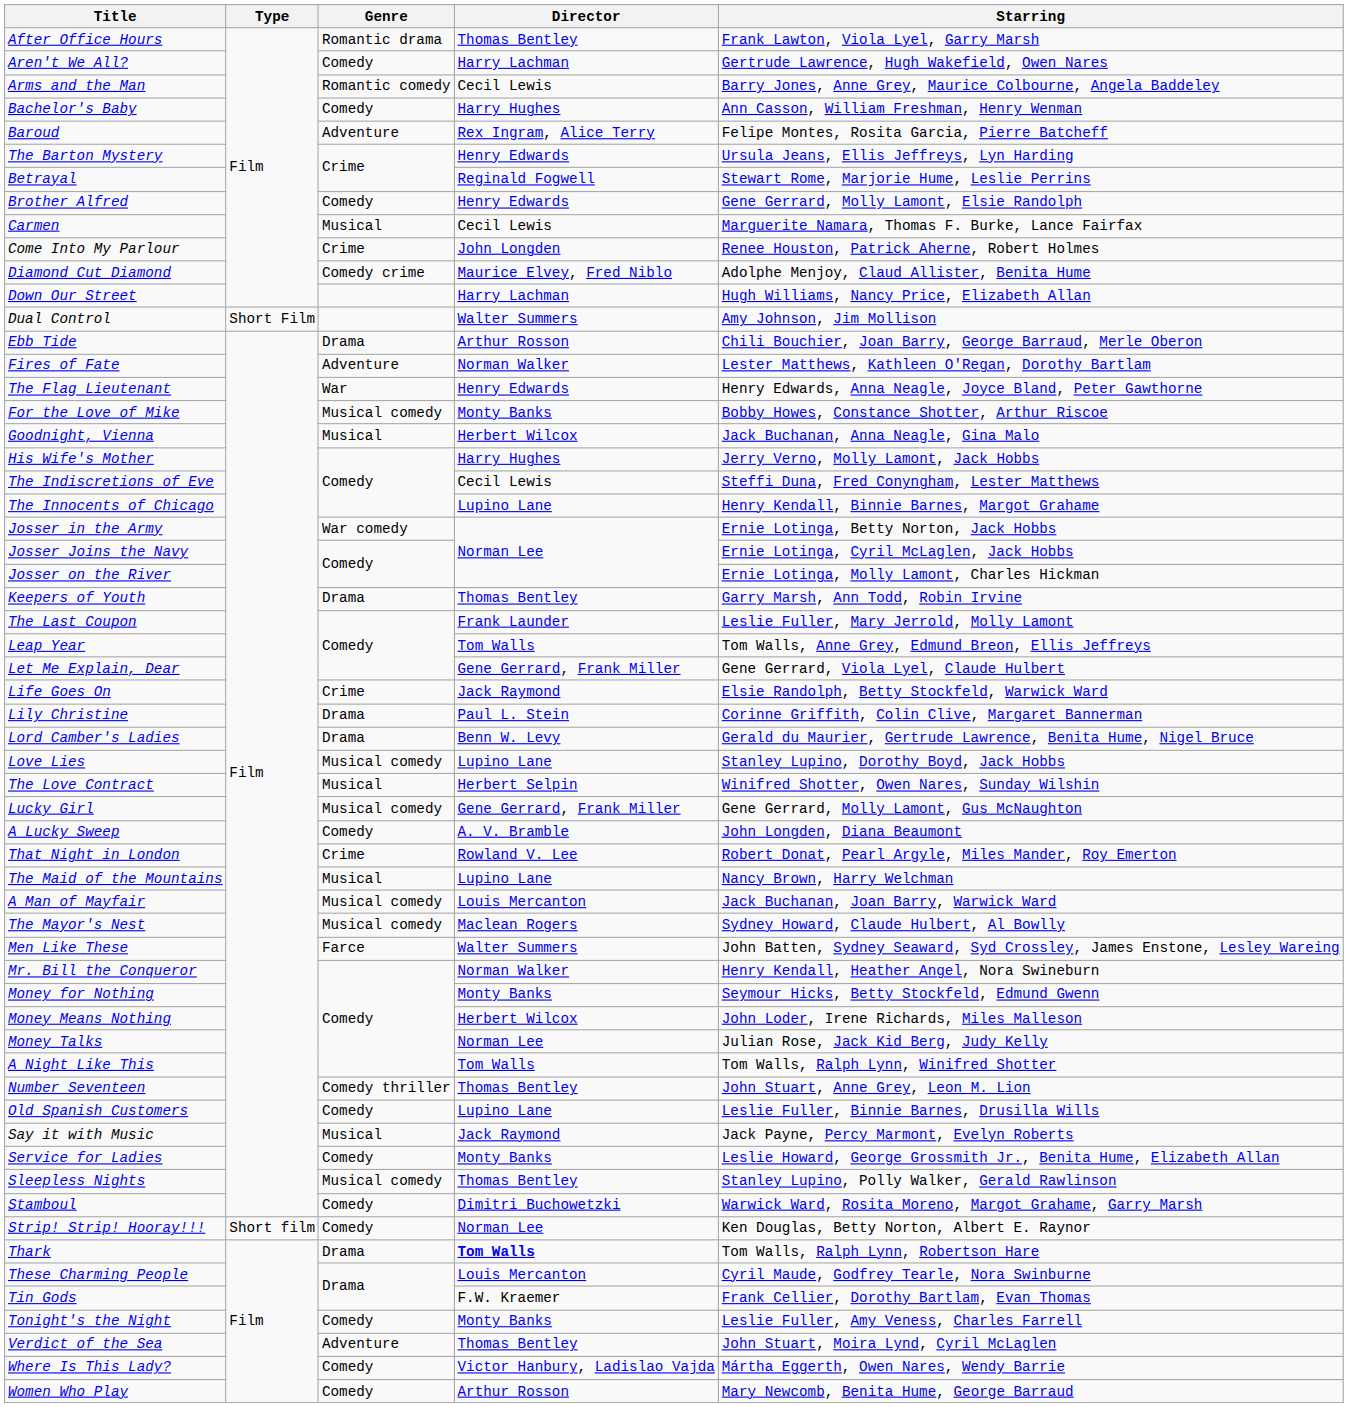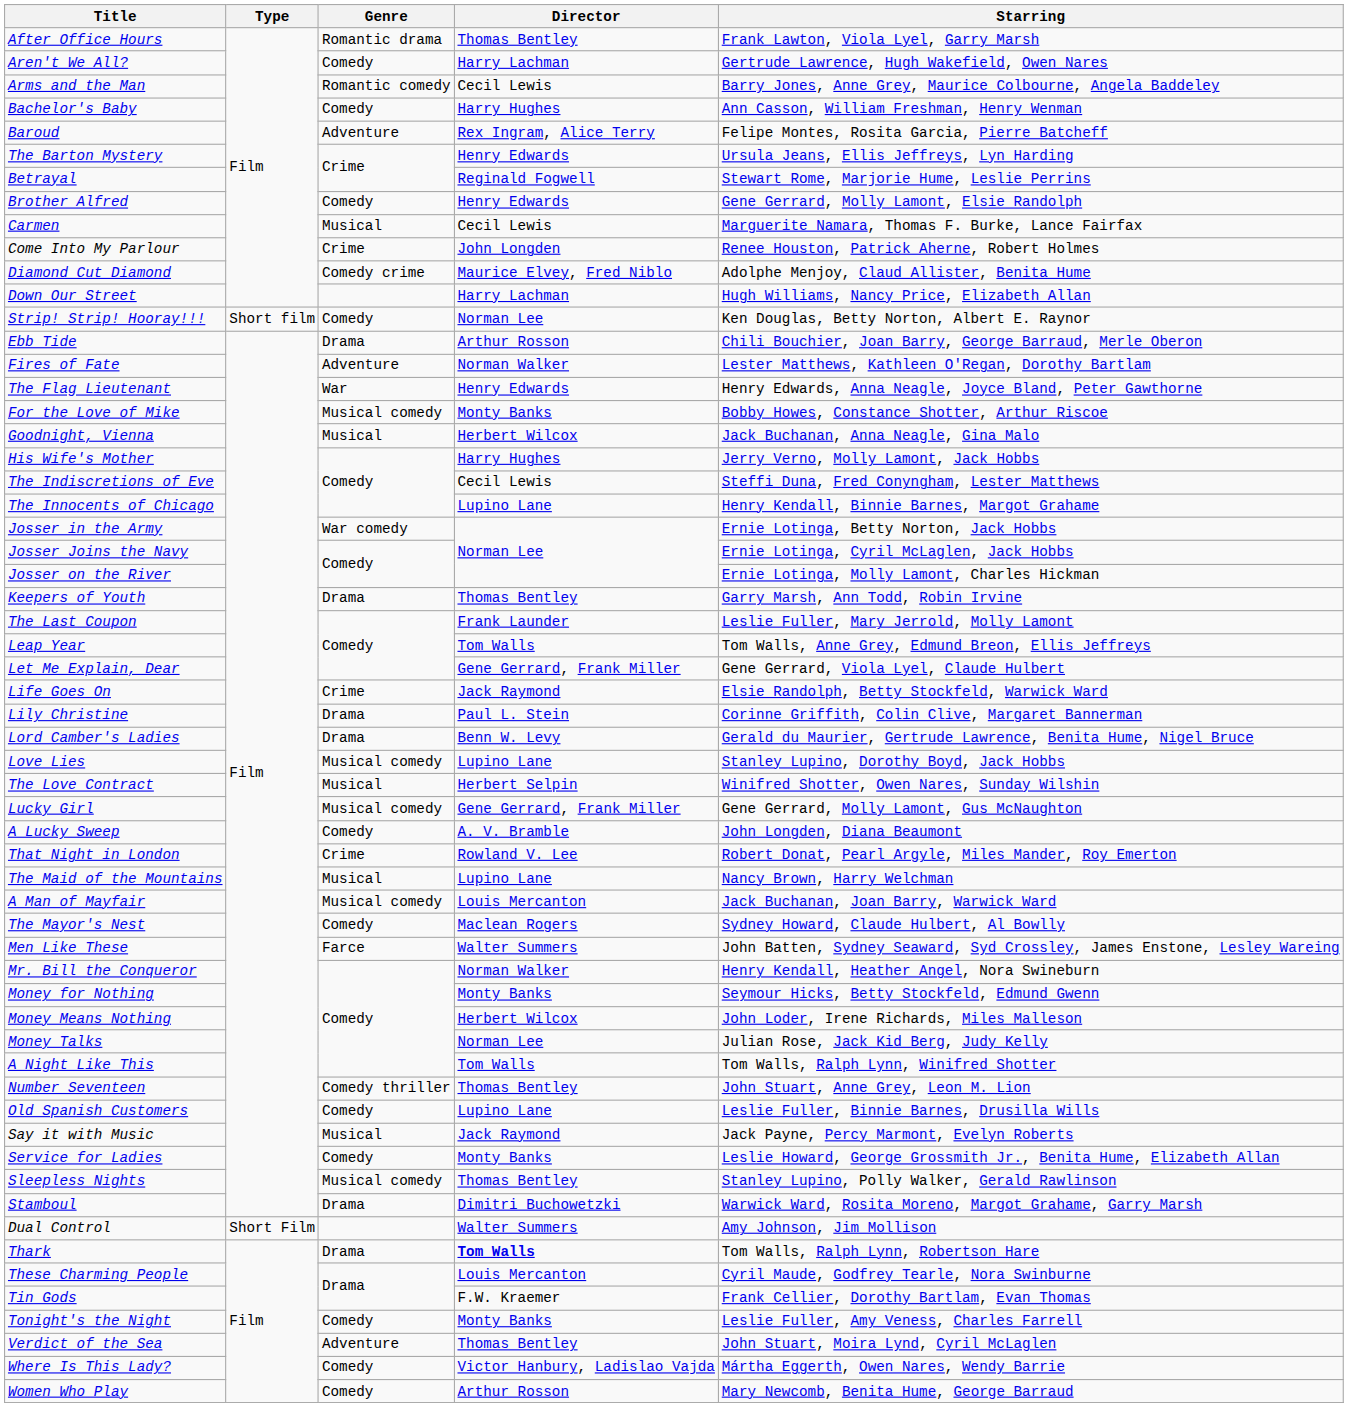rows swapped: (59, 319) <-> (107, 1228)
(382, 925) Musical comedy -> (348, 925) Comedy
(348, 1205) Comedy -> (343, 1205) Drama
